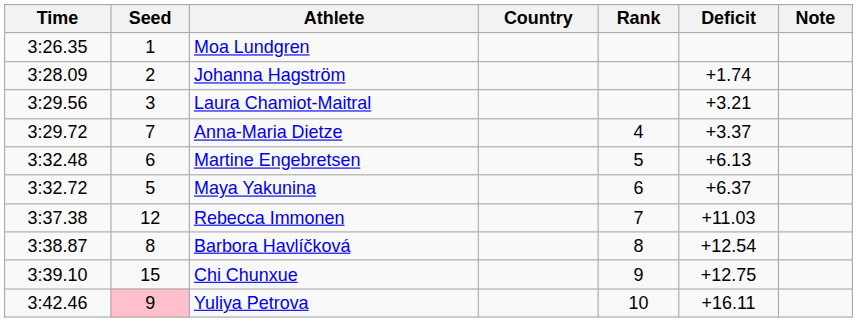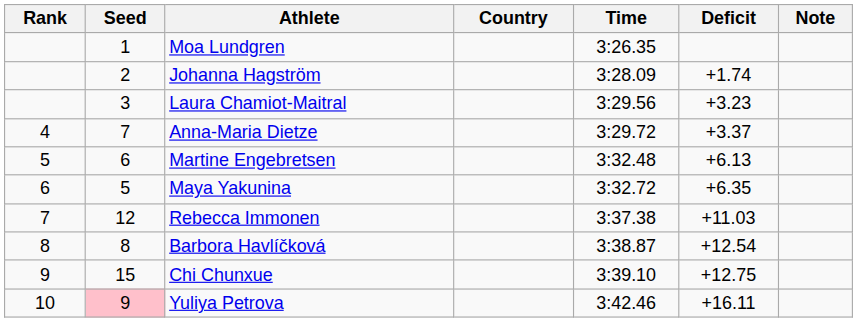columns swapped: (639, 18) <-> (57, 18)
(729, 103) +3.21 -> (729, 103) +3.23
(729, 189) +6.37 -> (729, 189) +6.35
